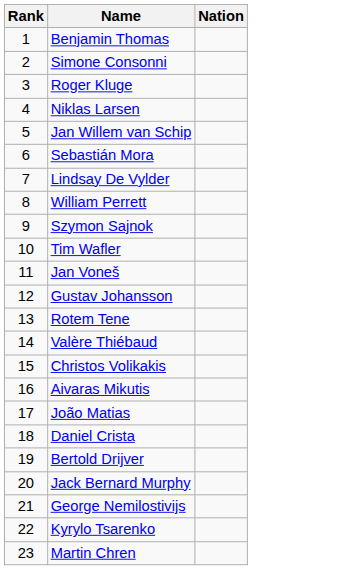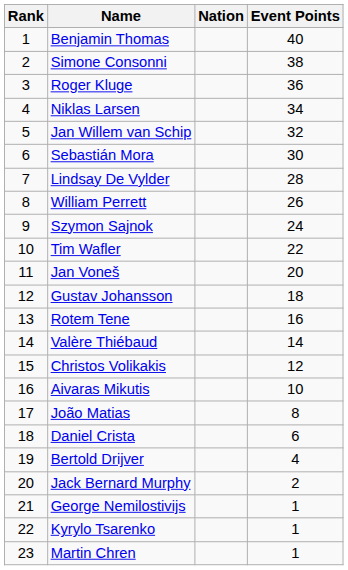+ column: (295, 16)
